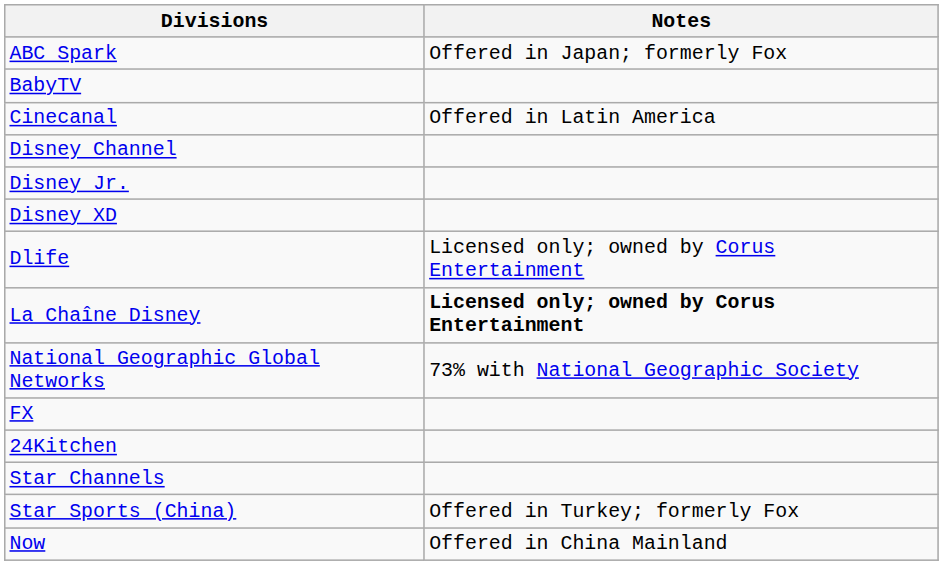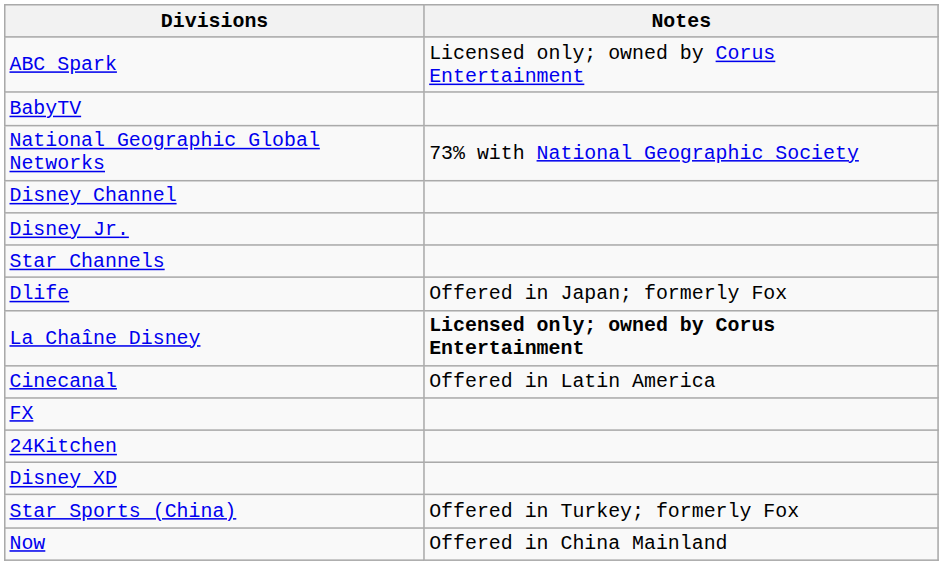(608, 53) Offered in Japan; formerly Fox -> (602, 65) Licensed only; owned by Corus Entertainment
rows swapped: (63, 118) <-> (165, 370)
rows swapped: (63, 215) <-> (87, 479)
(602, 259) Licensed only; owned by Corus Entertainment -> (608, 294) Offered in Japan; formerly Fox
